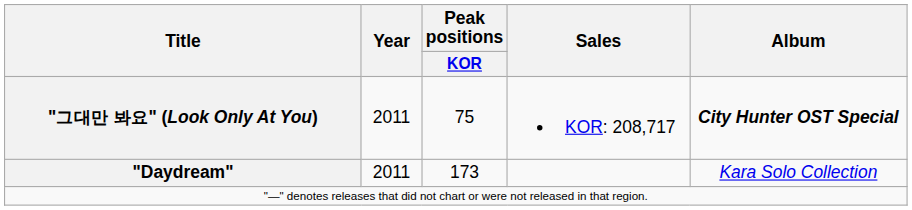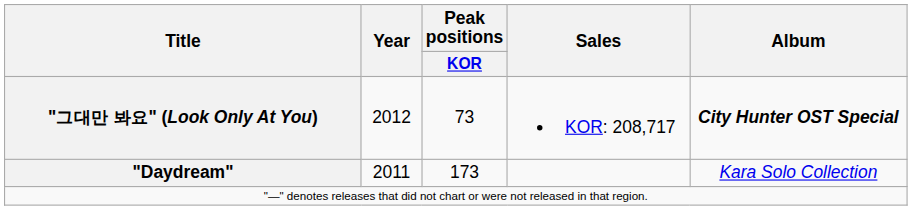(392, 117) 2011 -> (392, 117) 2012
(465, 117) 75 -> (465, 117) 73
